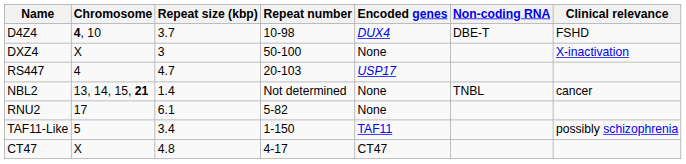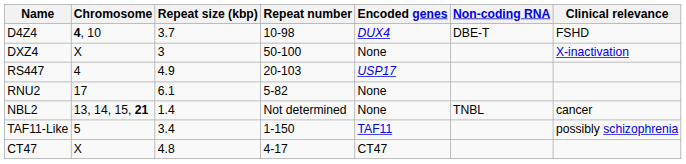(166, 71) 4.7 -> (166, 71) 4.9
rows swapped: (22, 91) <-> (24, 110)
